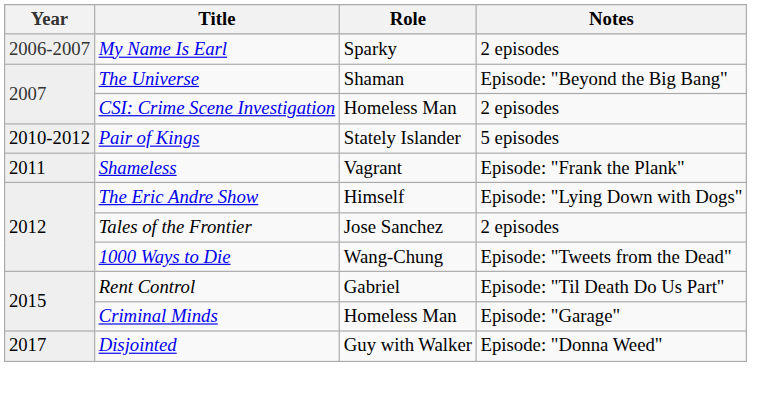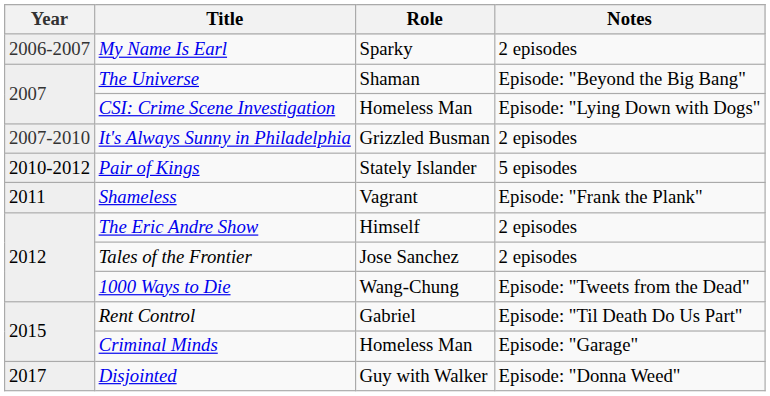(520, 108) 2 episodes -> (629, 108) Episode: "Lying Down with Dogs"
+ row: (225, 138)
(611, 197) Episode: "Lying Down with Dogs" -> (538, 227) 2 episodes
